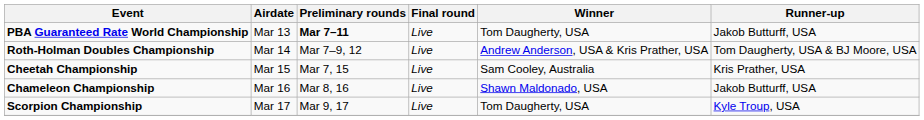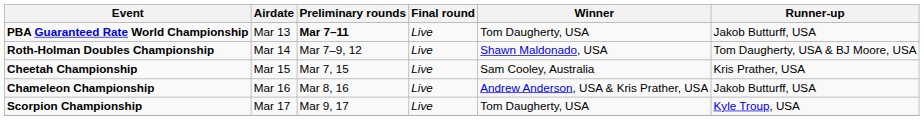(594, 50) Andrew Anderson, USA & Kris Prather, USA -> (544, 50) Shawn Maldonado, USA
(544, 87) Shawn Maldonado, USA -> (594, 87) Andrew Anderson, USA & Kris Prather, USA
